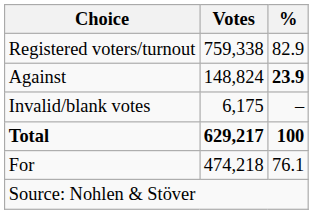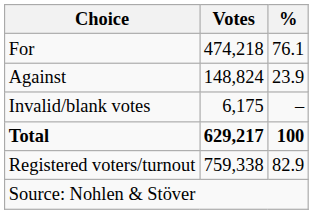rows swapped: (22, 164) <-> (102, 48)
(288, 77) bold -> (288, 77) normal
